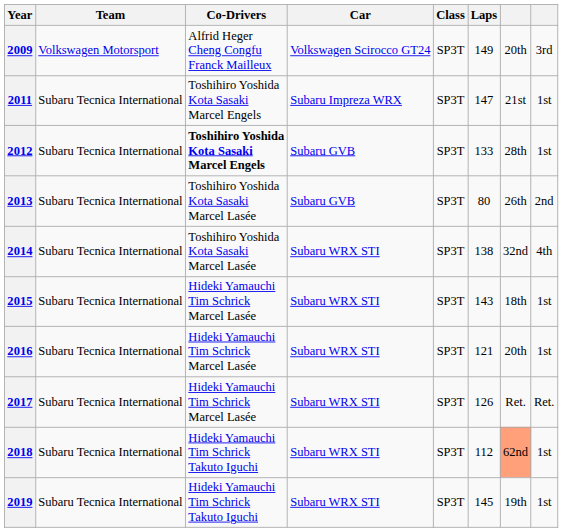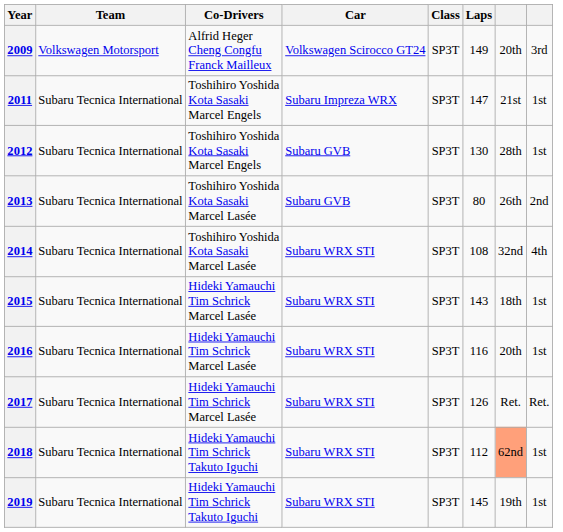(236, 151) bold -> (234, 151) normal
(484, 151) 133 -> (479, 151) 130
(484, 251) 138 -> (479, 251) 108
(484, 352) 121 -> (479, 352) 116
